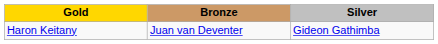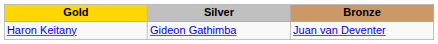columns swapped: (362, 13) <-> (219, 13)
